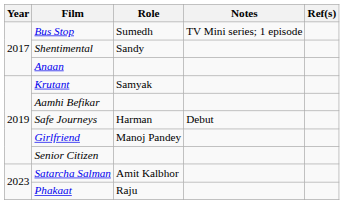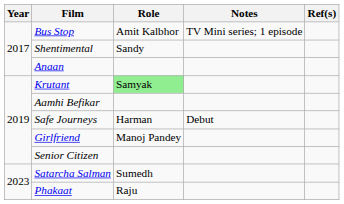(134, 31) Sumedh -> (147, 31) Amit Kalbhor
(134, 84) no background -> (134, 84) lightgreen background
(147, 173) Amit Kalbhor -> (134, 173) Sumedh
